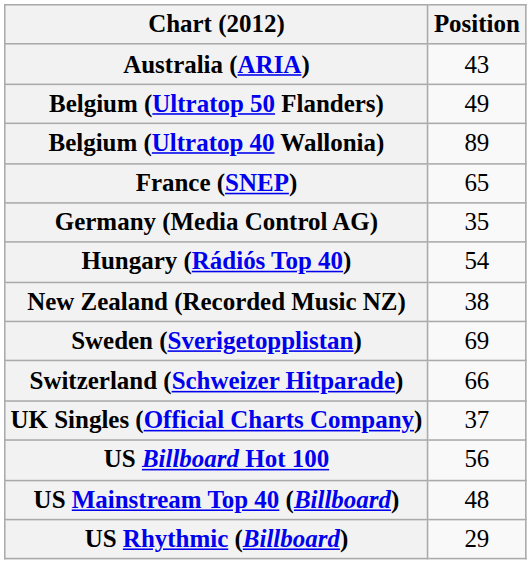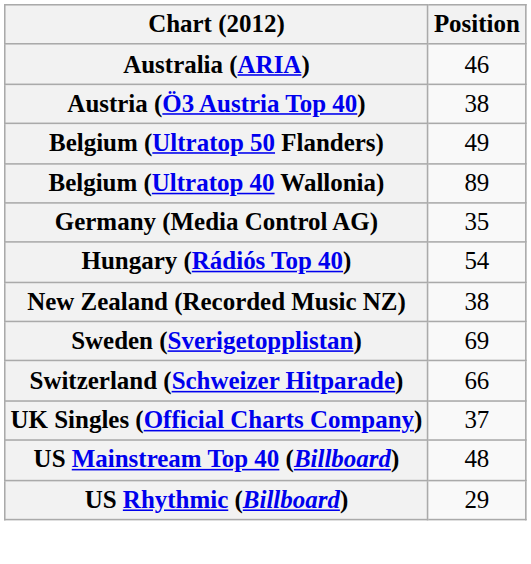(477, 63) 43 -> (477, 63) 46
+ row: (216, 103)
- row: (216, 182)
- row: (216, 459)
